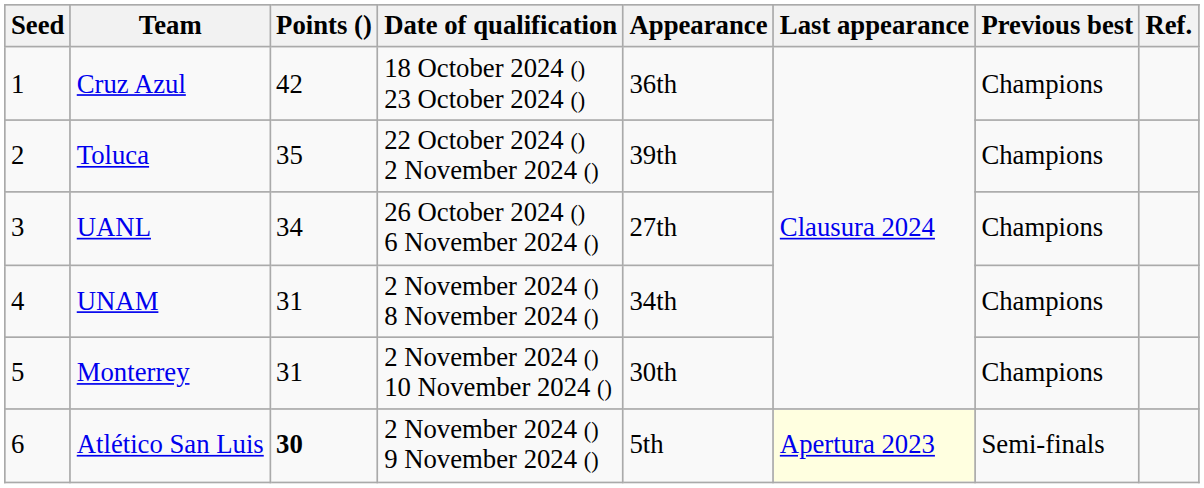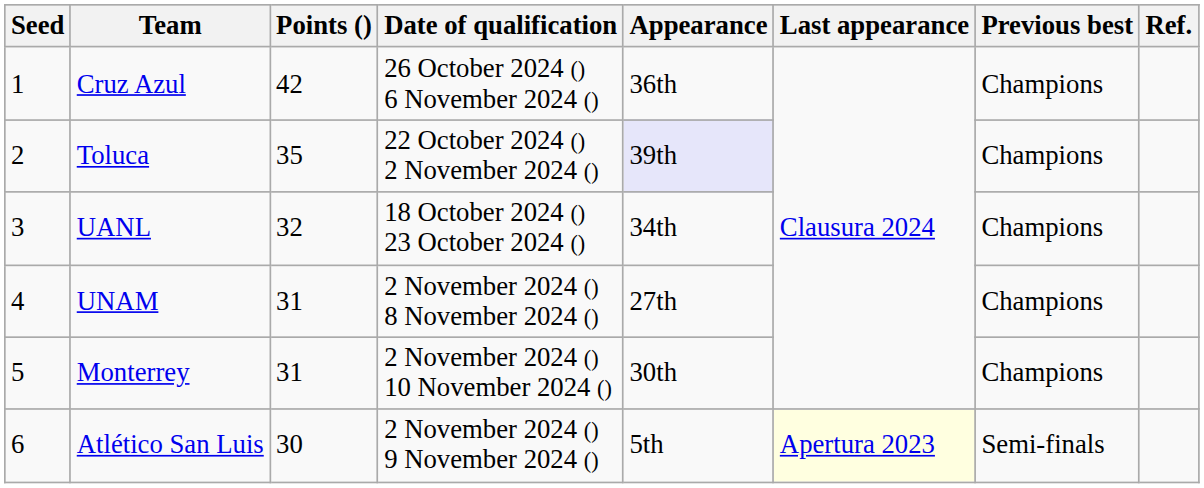(485, 83) 18 October 2024 () 23 October 2024 () -> (491, 83) 26 October 2024 () 6 November 2024 ()
(653, 155) no background -> (653, 155) lavender background
(289, 227) 34 -> (289, 227) 32
(491, 227) 26 October 2024 () 6 November 2024 () -> (485, 227) 18 October 2024 () 23 October 2024 ()
(653, 227) 27th -> (653, 227) 34th
(653, 300) 34th -> (653, 300) 27th
(289, 445) bold -> (289, 445) normal
